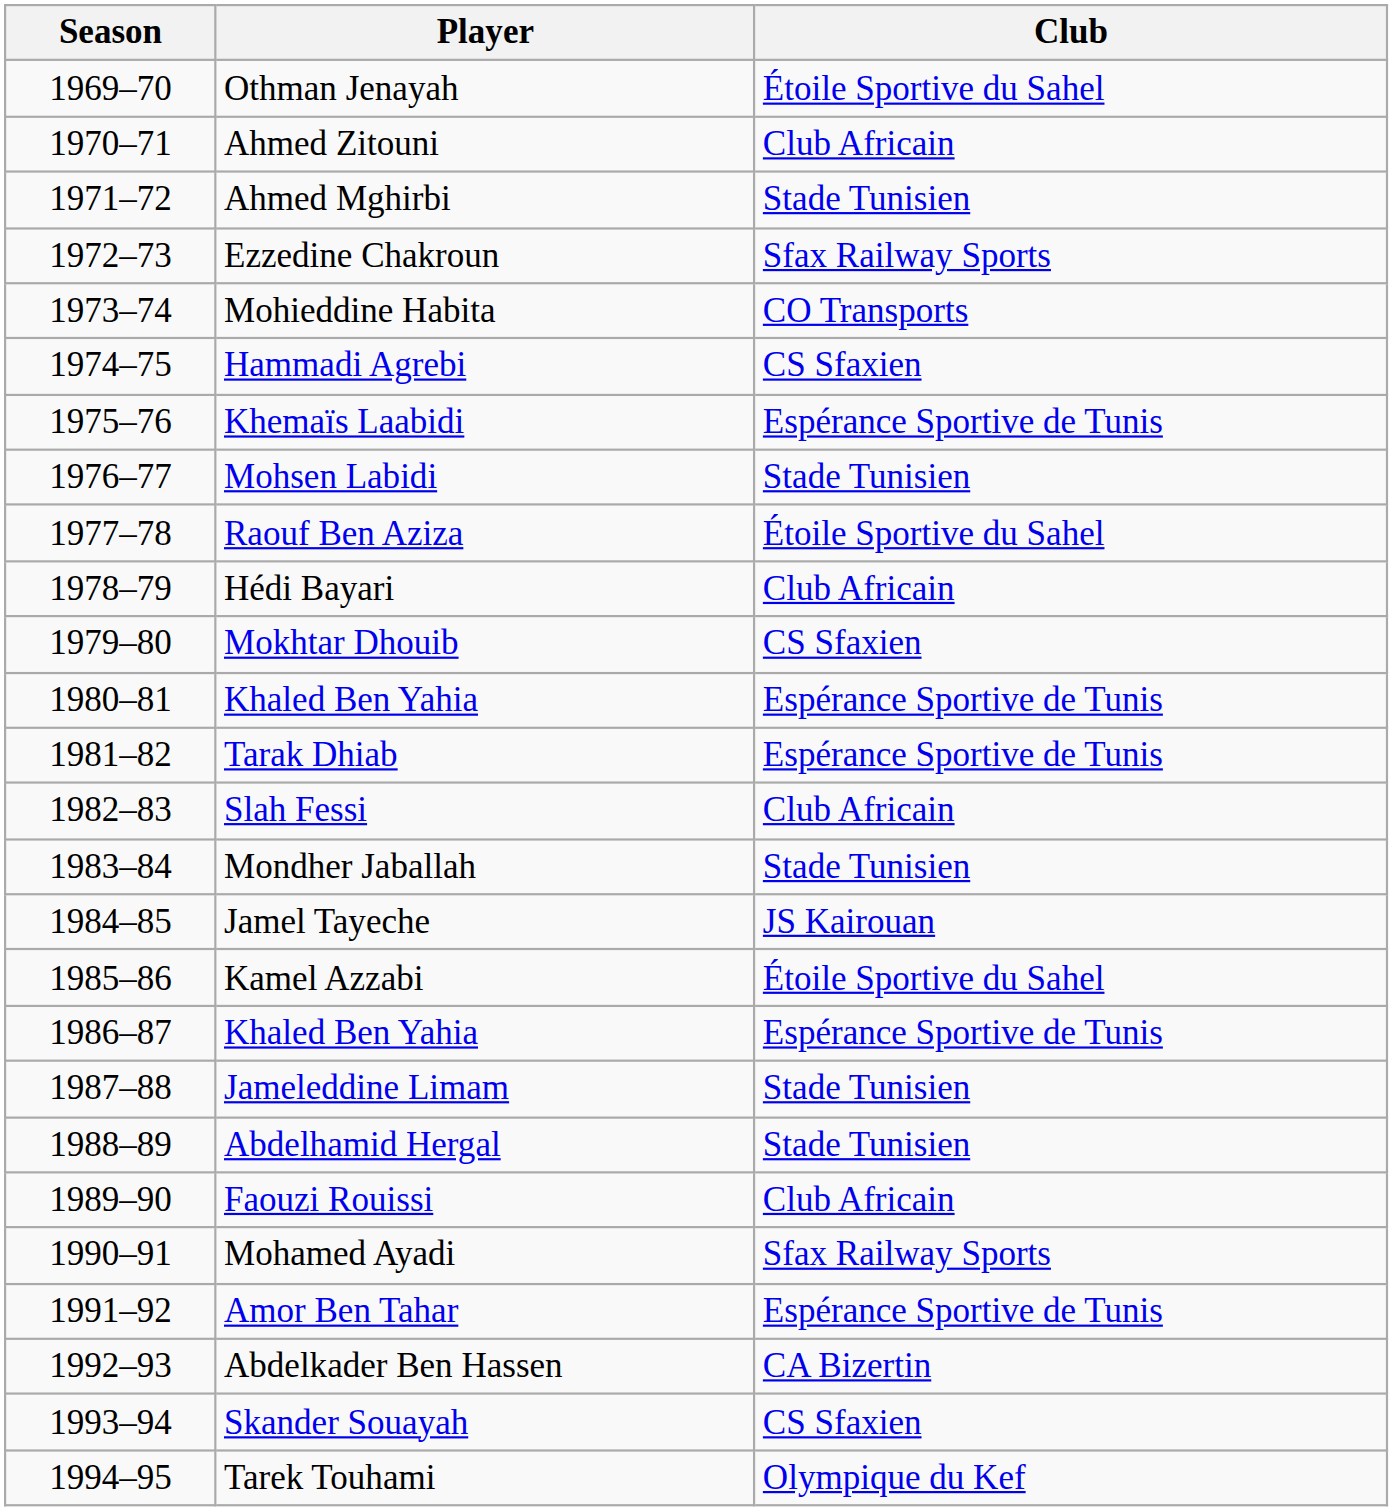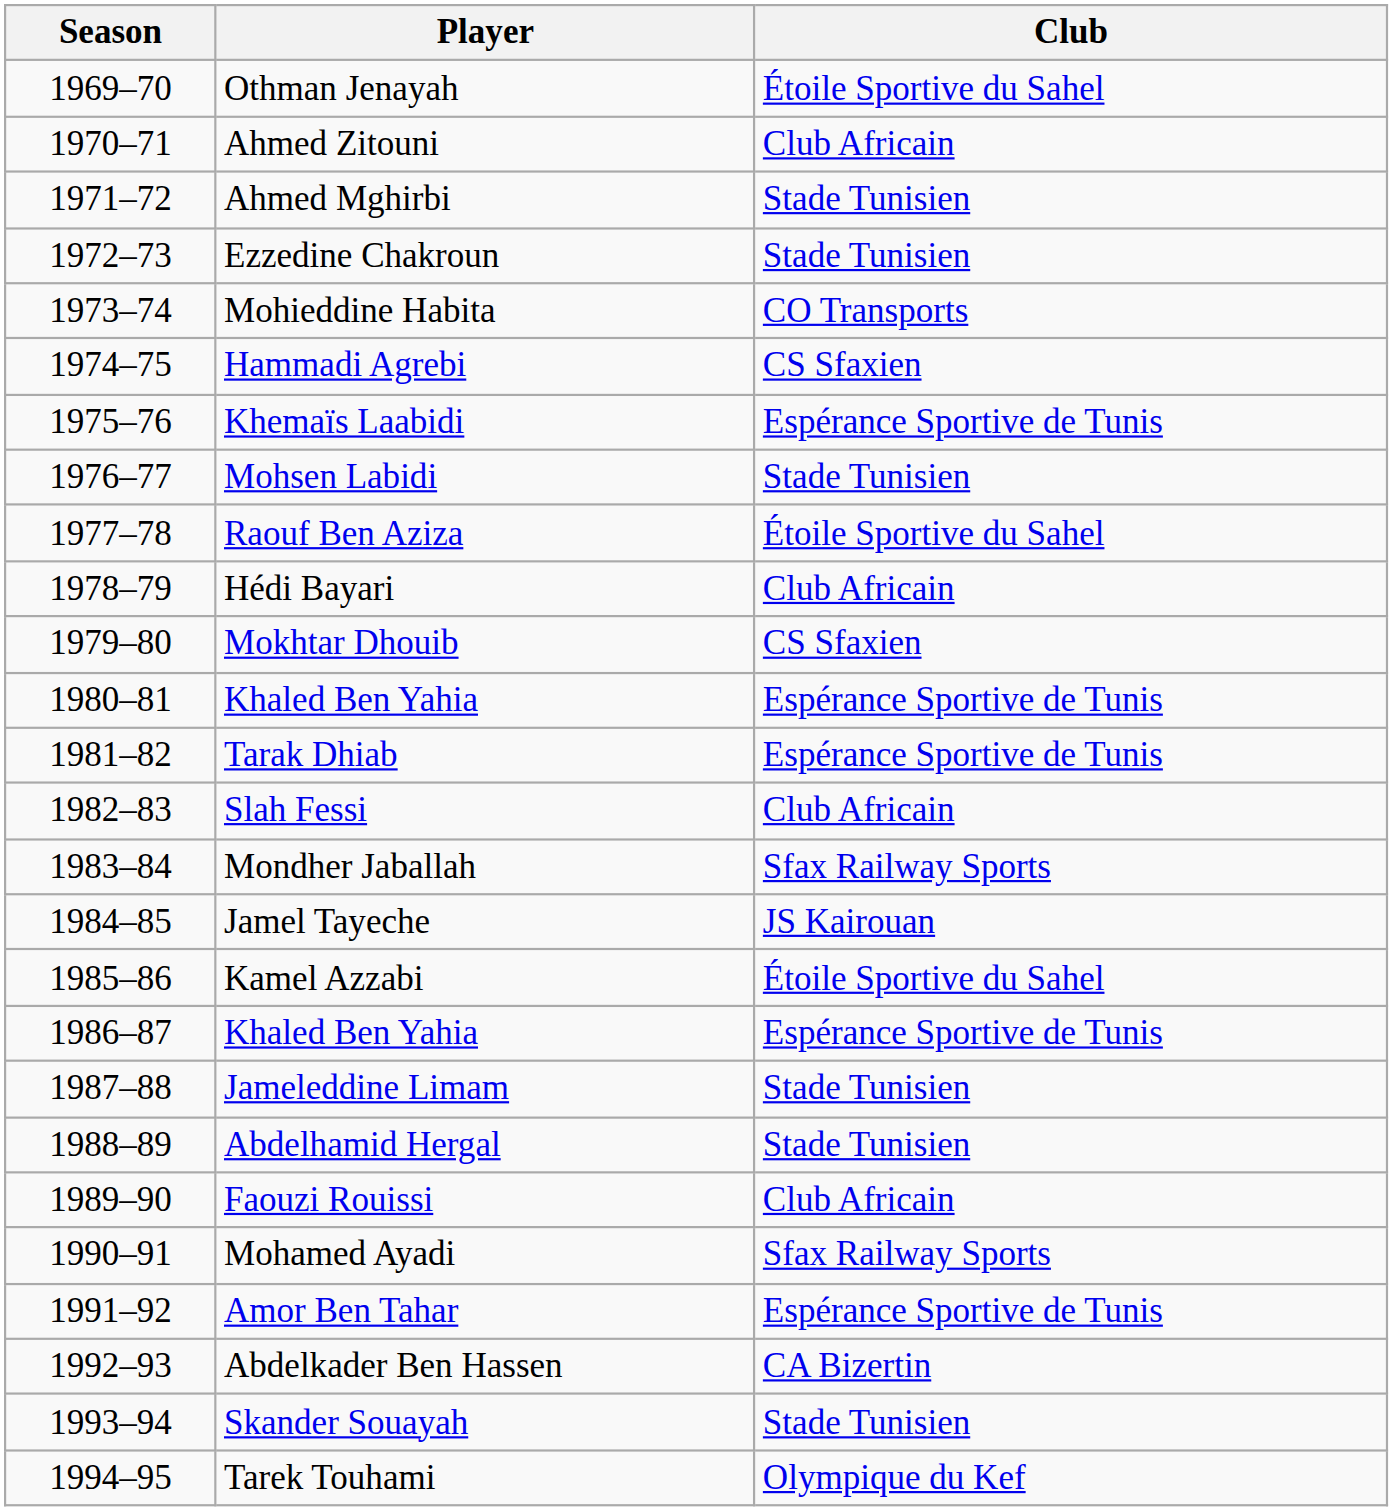(907, 254) Sfax Railway Sports -> (867, 254) Stade Tunisien
(867, 865) Stade Tunisien -> (907, 865) Sfax Railway Sports
(842, 1421) CS Sfaxien -> (867, 1421) Stade Tunisien
